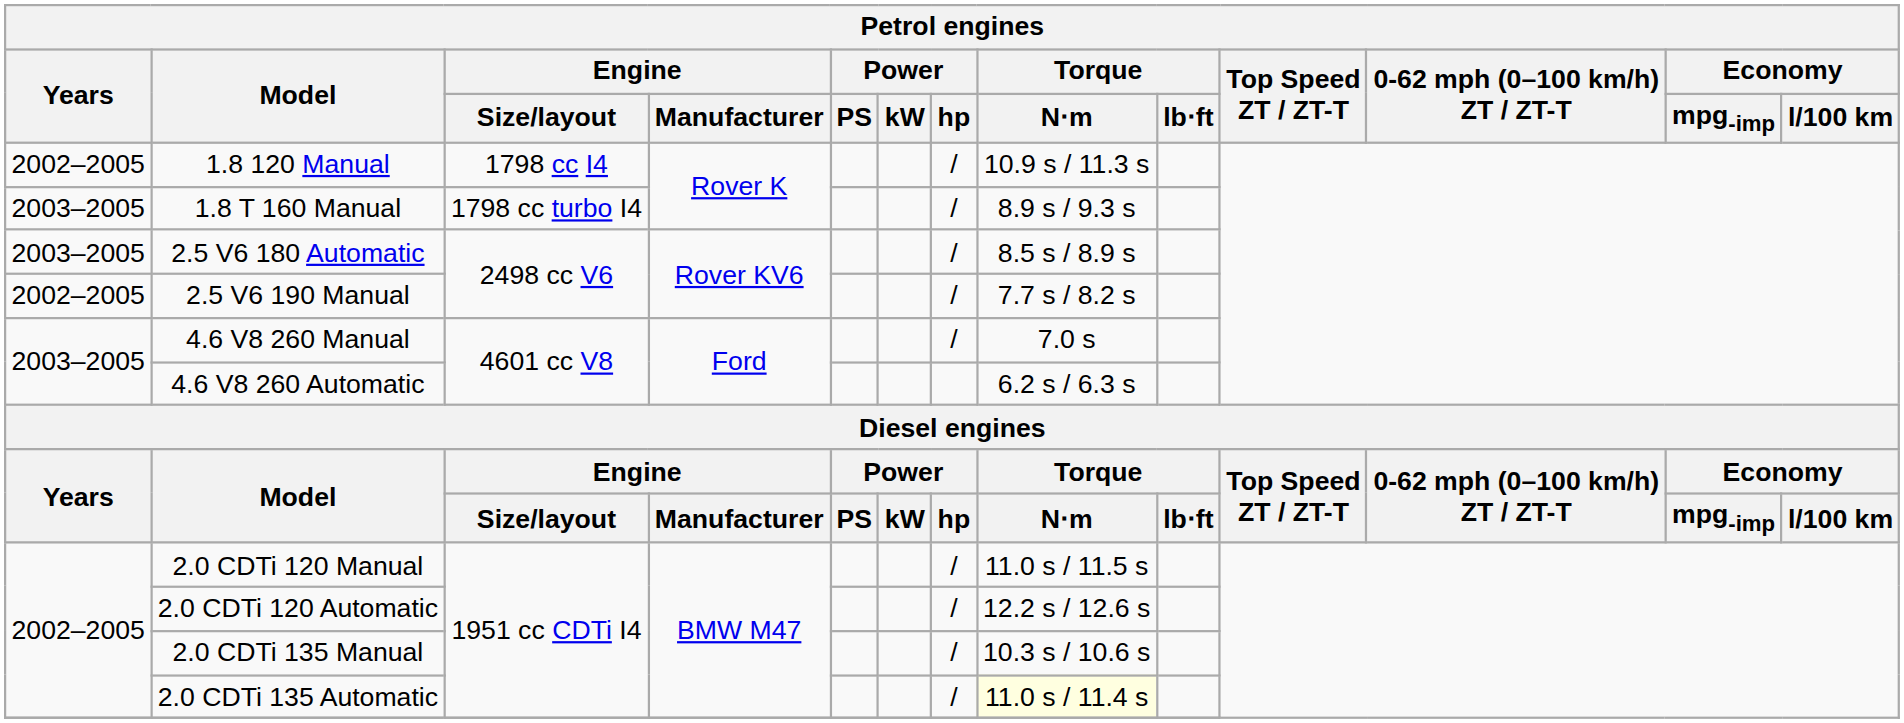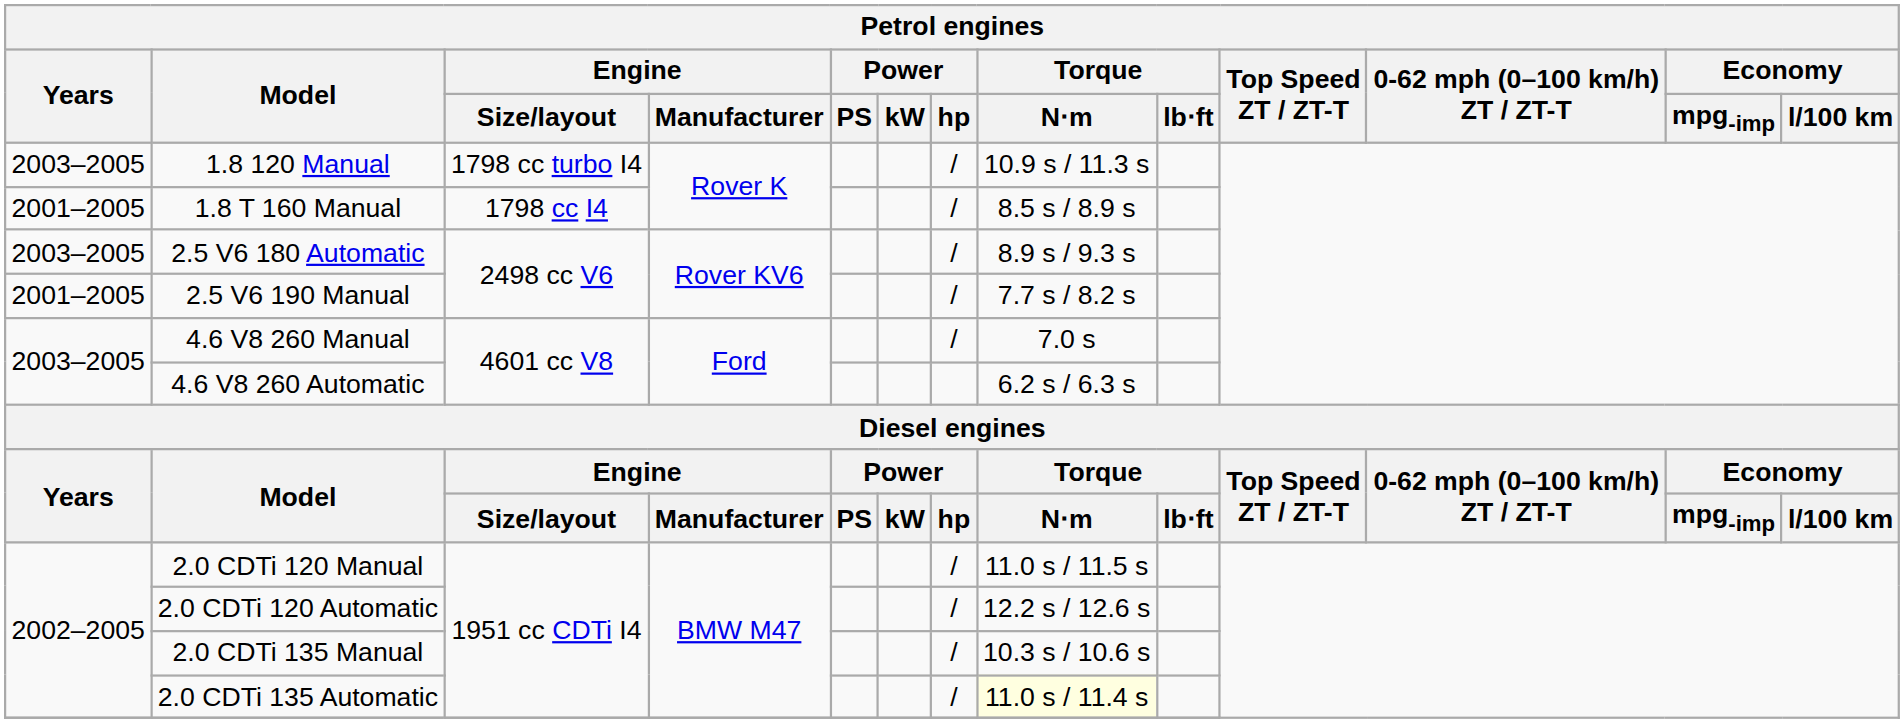(78, 164) 2002–2005 -> (78, 164) 2003–2005
(546, 164) 1798 cc I4 -> (546, 164) 1798 cc turbo I4
(78, 208) 2003–2005 -> (78, 208) 2001–2005
(546, 208) 1798 cc turbo I4 -> (546, 208) 1798 cc I4
(1067, 208) 8.9 s / 9.3 s -> (1067, 208) 8.5 s / 8.9 s
(1067, 252) 8.5 s / 8.9 s -> (1067, 252) 8.9 s / 9.3 s
(78, 296) 2002–2005 -> (78, 296) 2001–2005
